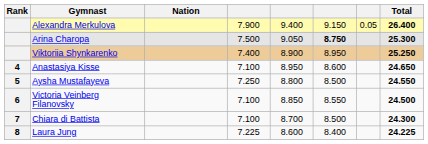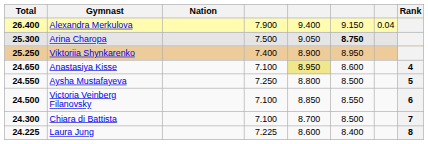columns swapped: (17, 11) <-> (402, 11)
(368, 25) 0.05 -> (386, 25) 0.04
(292, 67) no background -> (309, 67) khaki background
